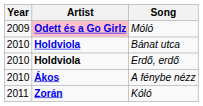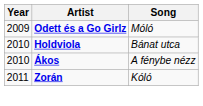(80, 28) pink background -> (80, 28) no background
- row: (155, 61)
